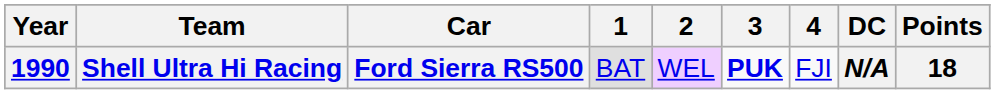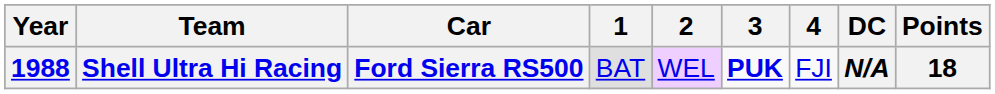(40, 68) 1990 -> (40, 68) 1988
